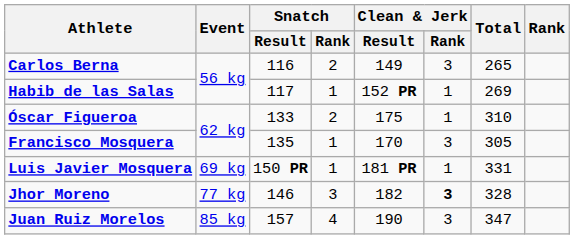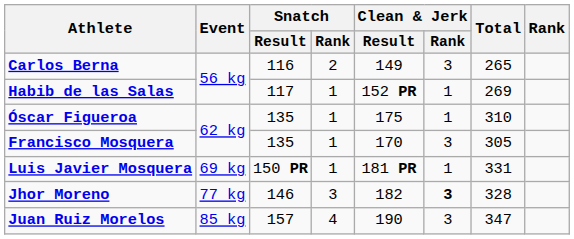(280, 117) 133 -> (280, 117) 135
(333, 117) 2 -> (333, 117) 1
